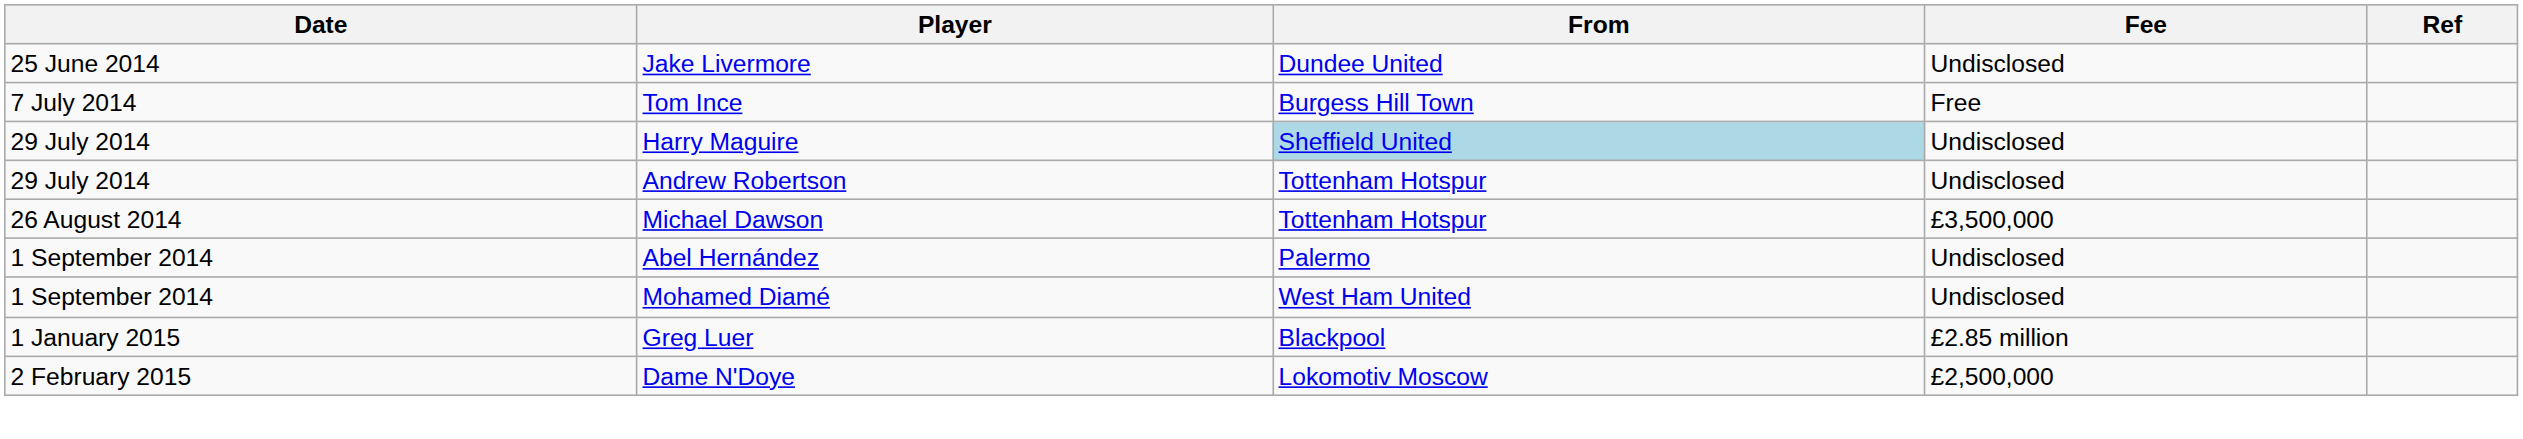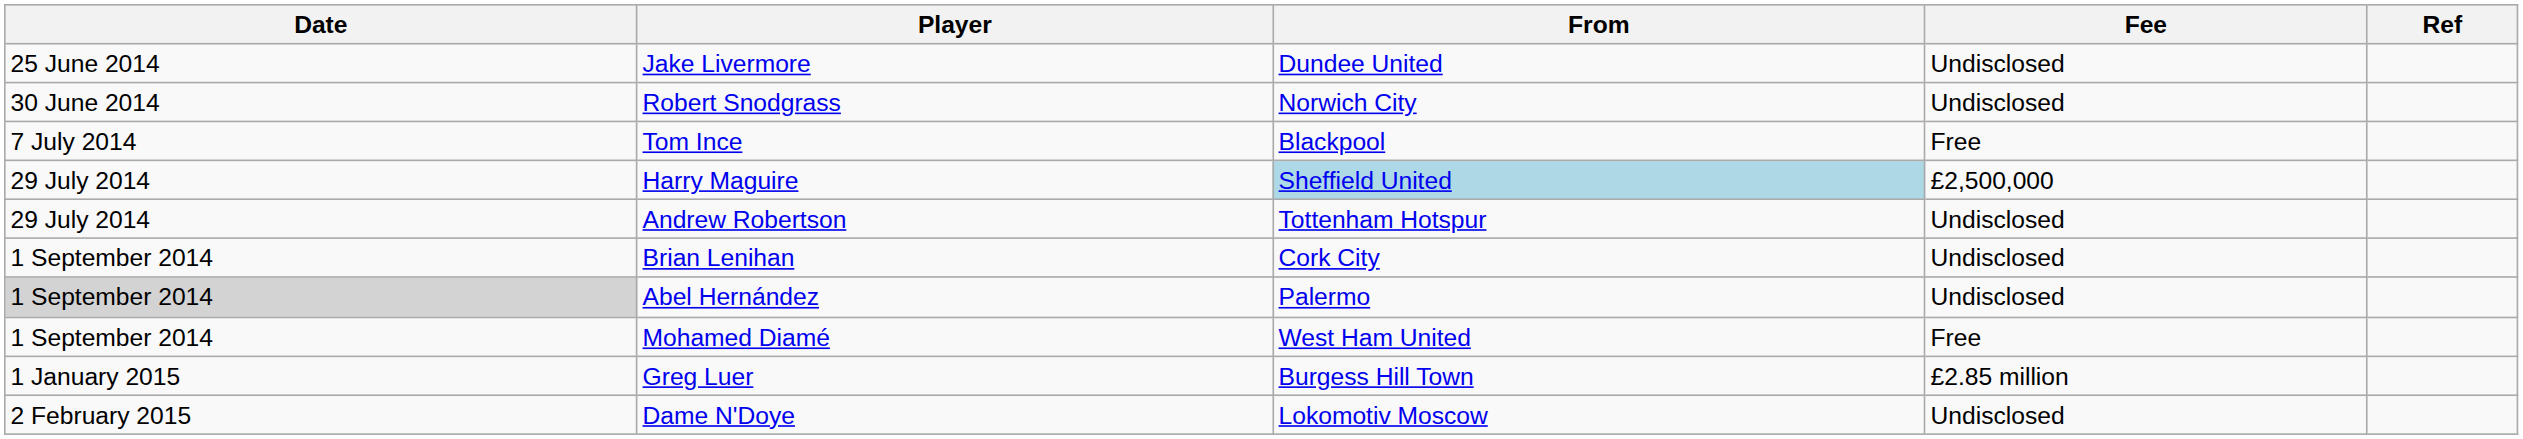+ row: (742, 102)
(1376, 102) Burgess Hill Town -> (1332, 141) Blackpool
(1998, 141) Undisclosed -> (1992, 180) £2,500,000
- row: (733, 219)
+ row: (718, 258)
(112, 258) no background -> (112, 297) lightgrey background
(1998, 297) Undisclosed -> (1956, 336) Free
(1332, 336) Blackpool -> (1376, 375) Burgess Hill Town
(1992, 375) £2,500,000 -> (1998, 414) Undisclosed
